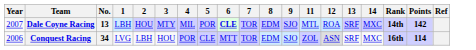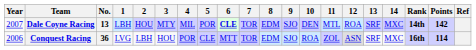+ column: (310, 10)
(105, 38) 34 -> (105, 38) 36
